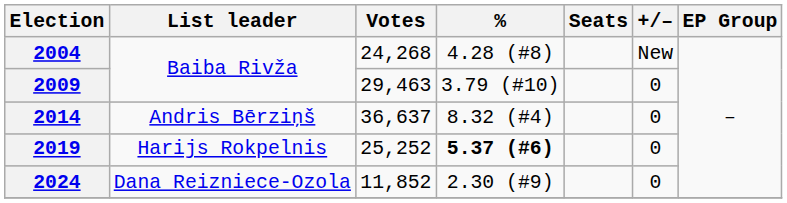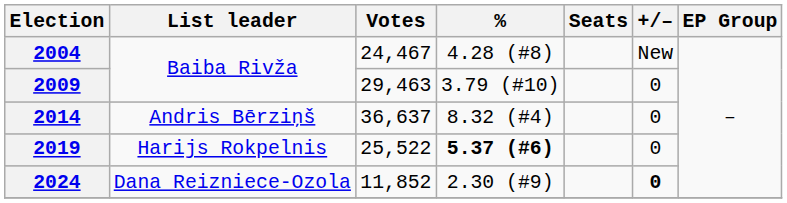(396, 53) 24,268 -> (396, 53) 24,467
(396, 150) 25,252 -> (396, 150) 25,522
(655, 182) normal -> (655, 182) bold
